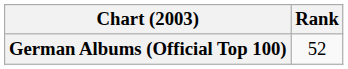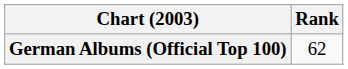(317, 49) 52 -> (317, 49) 62
